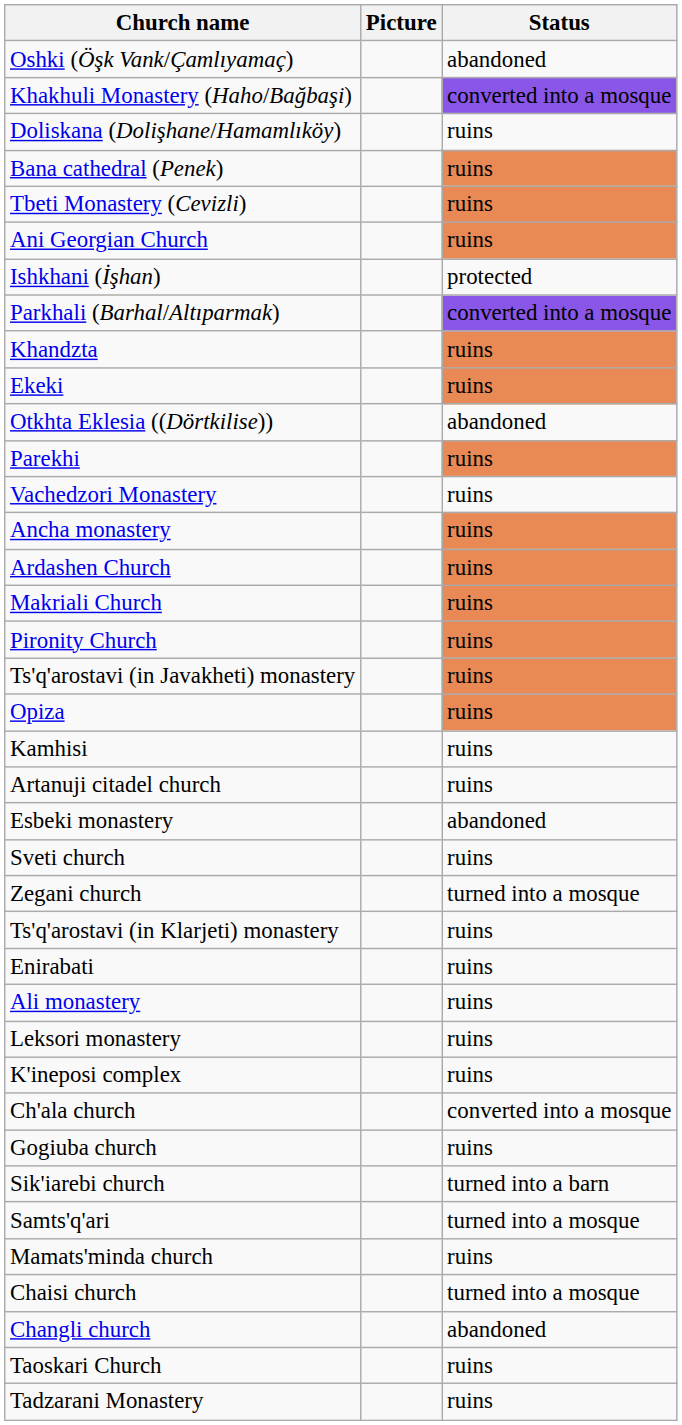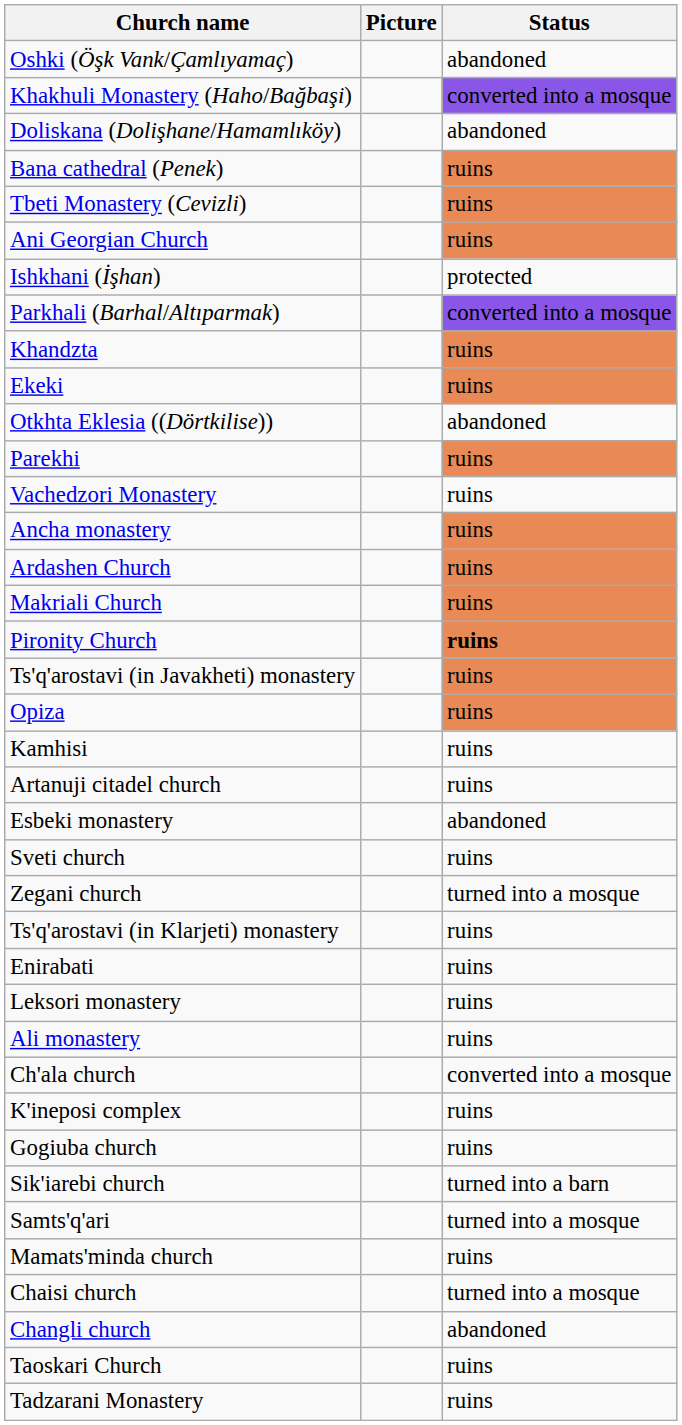(470, 131) ruins -> (497, 131) abandoned
(470, 639) normal -> (473, 639) bold
rows swapped: (75, 1002) <-> (95, 1038)
rows swapped: (96, 1074) <-> (73, 1111)
